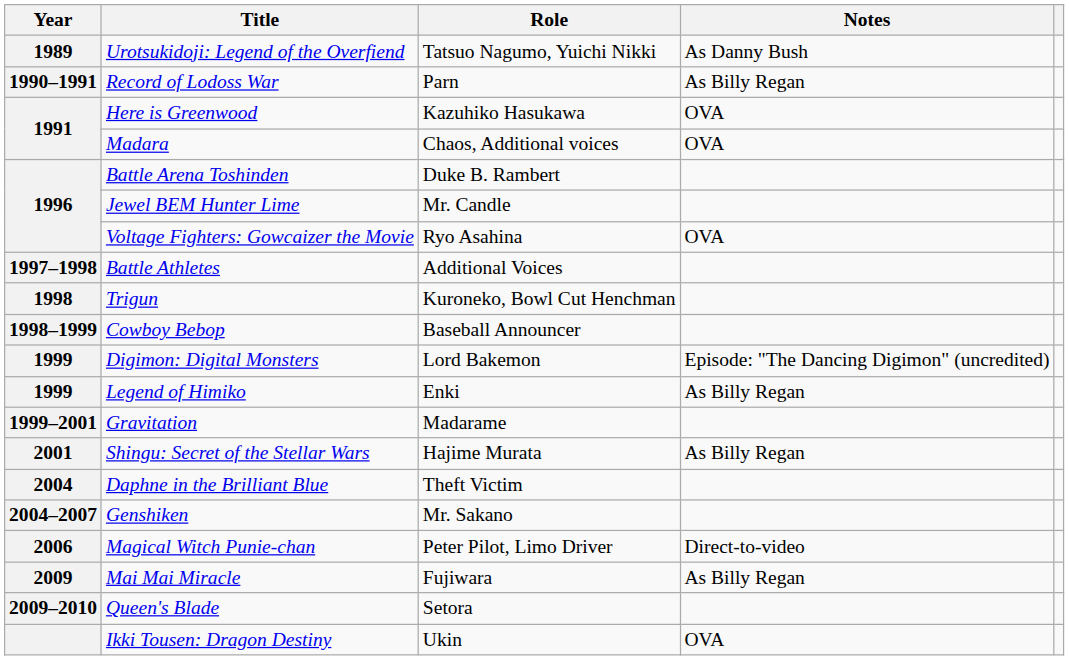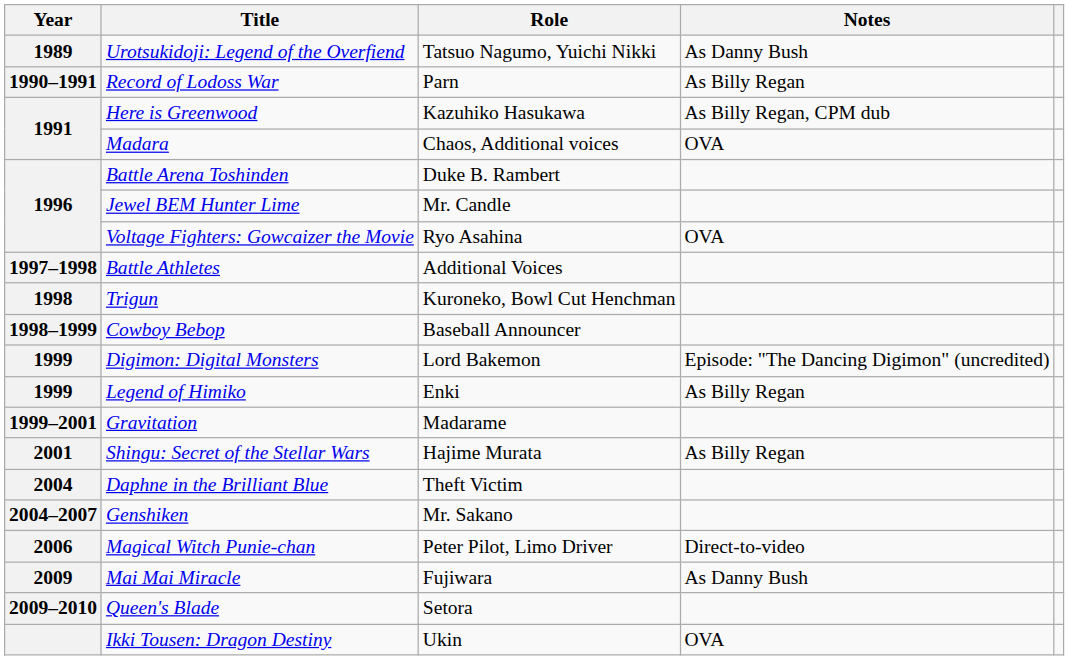(704, 112) OVA -> (787, 112) As Billy Regan, CPM dub
(745, 577) As Billy Regan -> (746, 577) As Danny Bush
